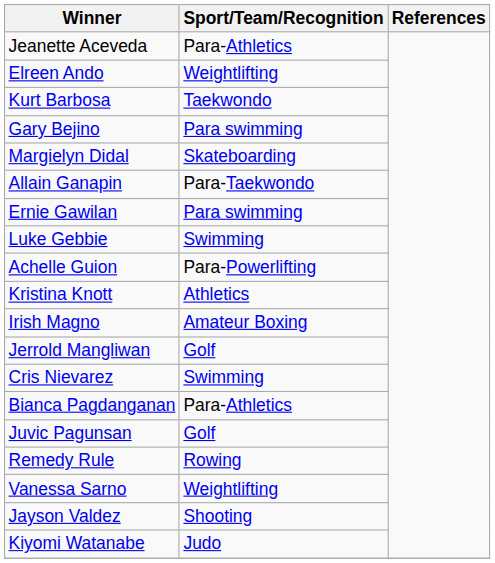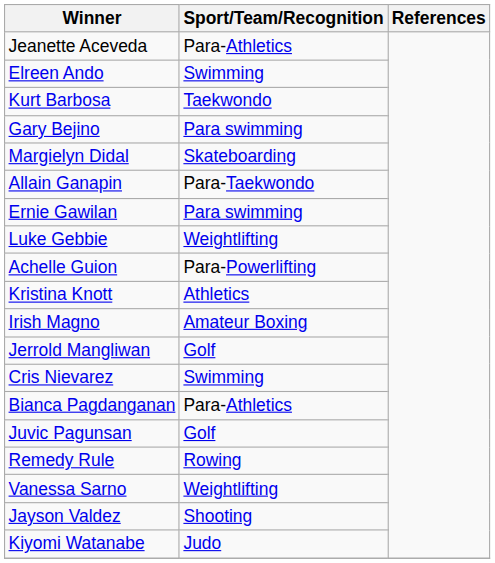(231, 73) Weightlifting -> (224, 73) Swimming
(224, 239) Swimming -> (231, 239) Weightlifting
